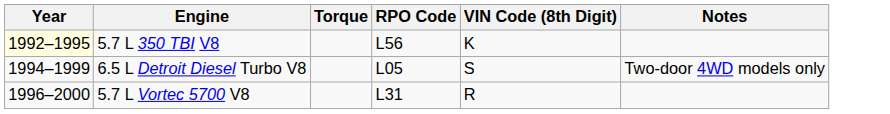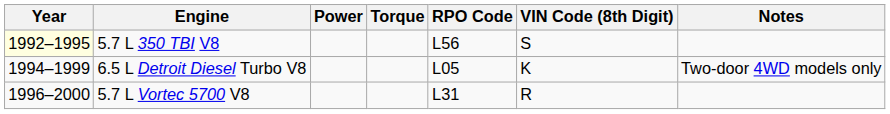+ column: (338, 17)
(469, 43) K -> (526, 43) S
(469, 69) S -> (526, 69) K
